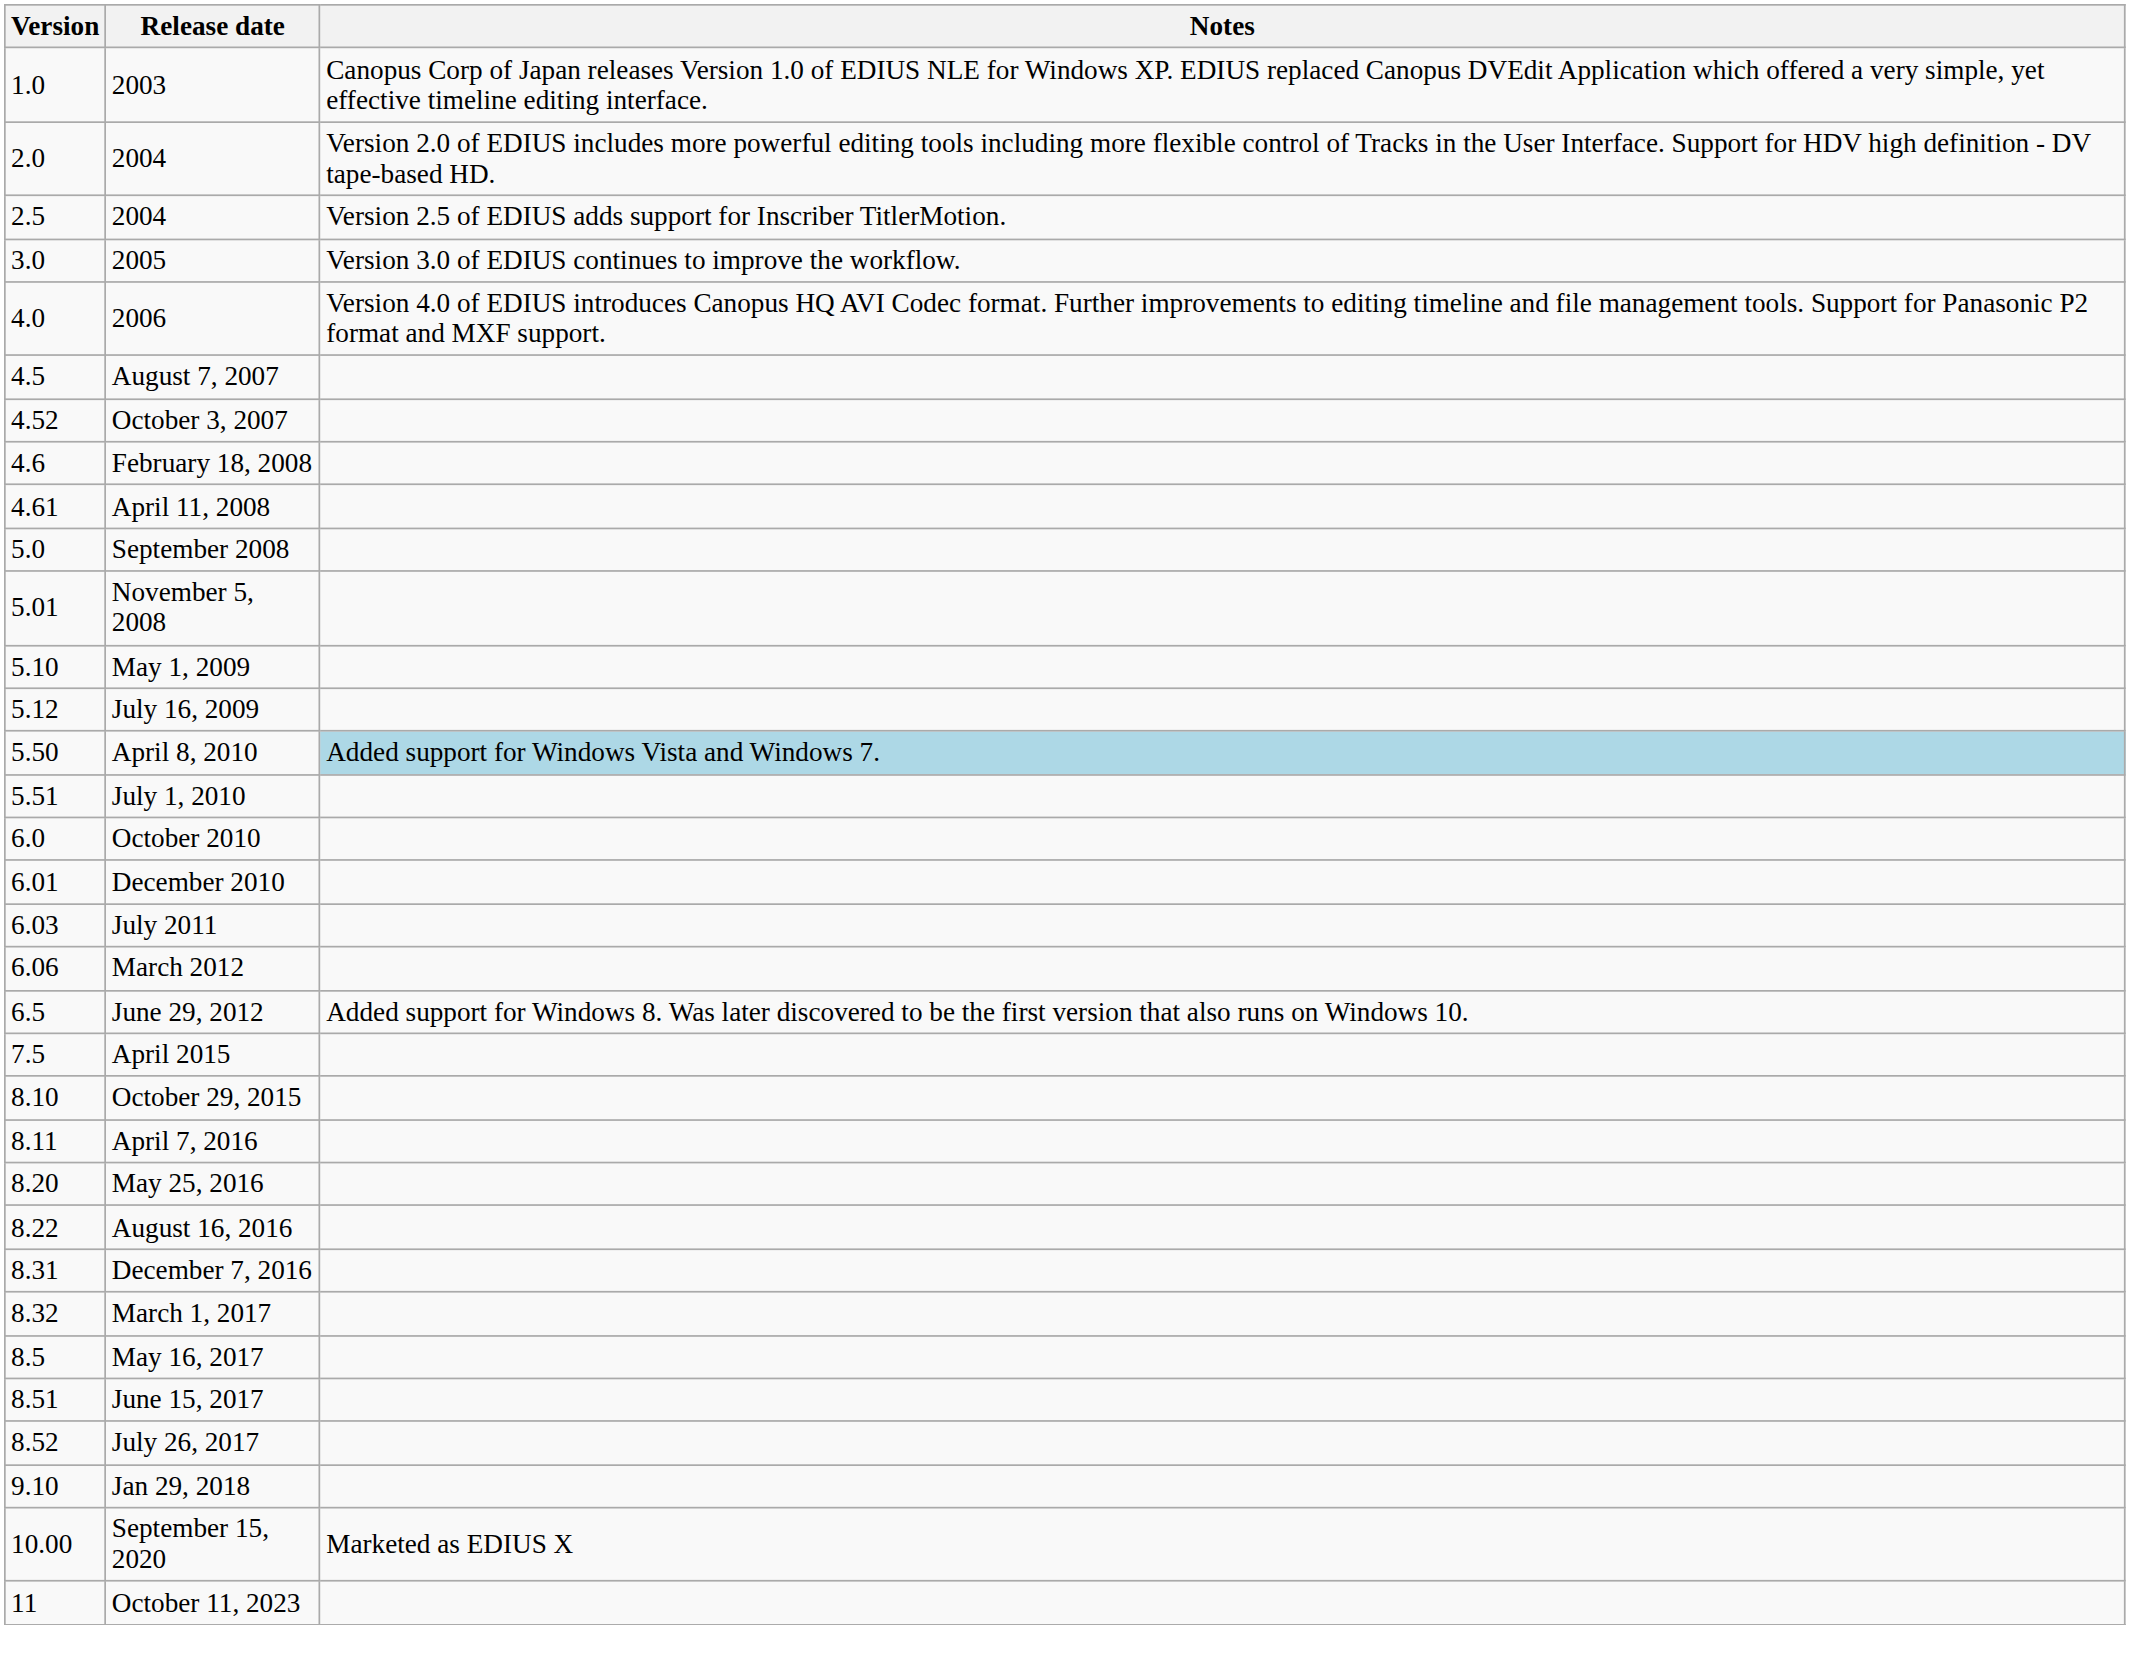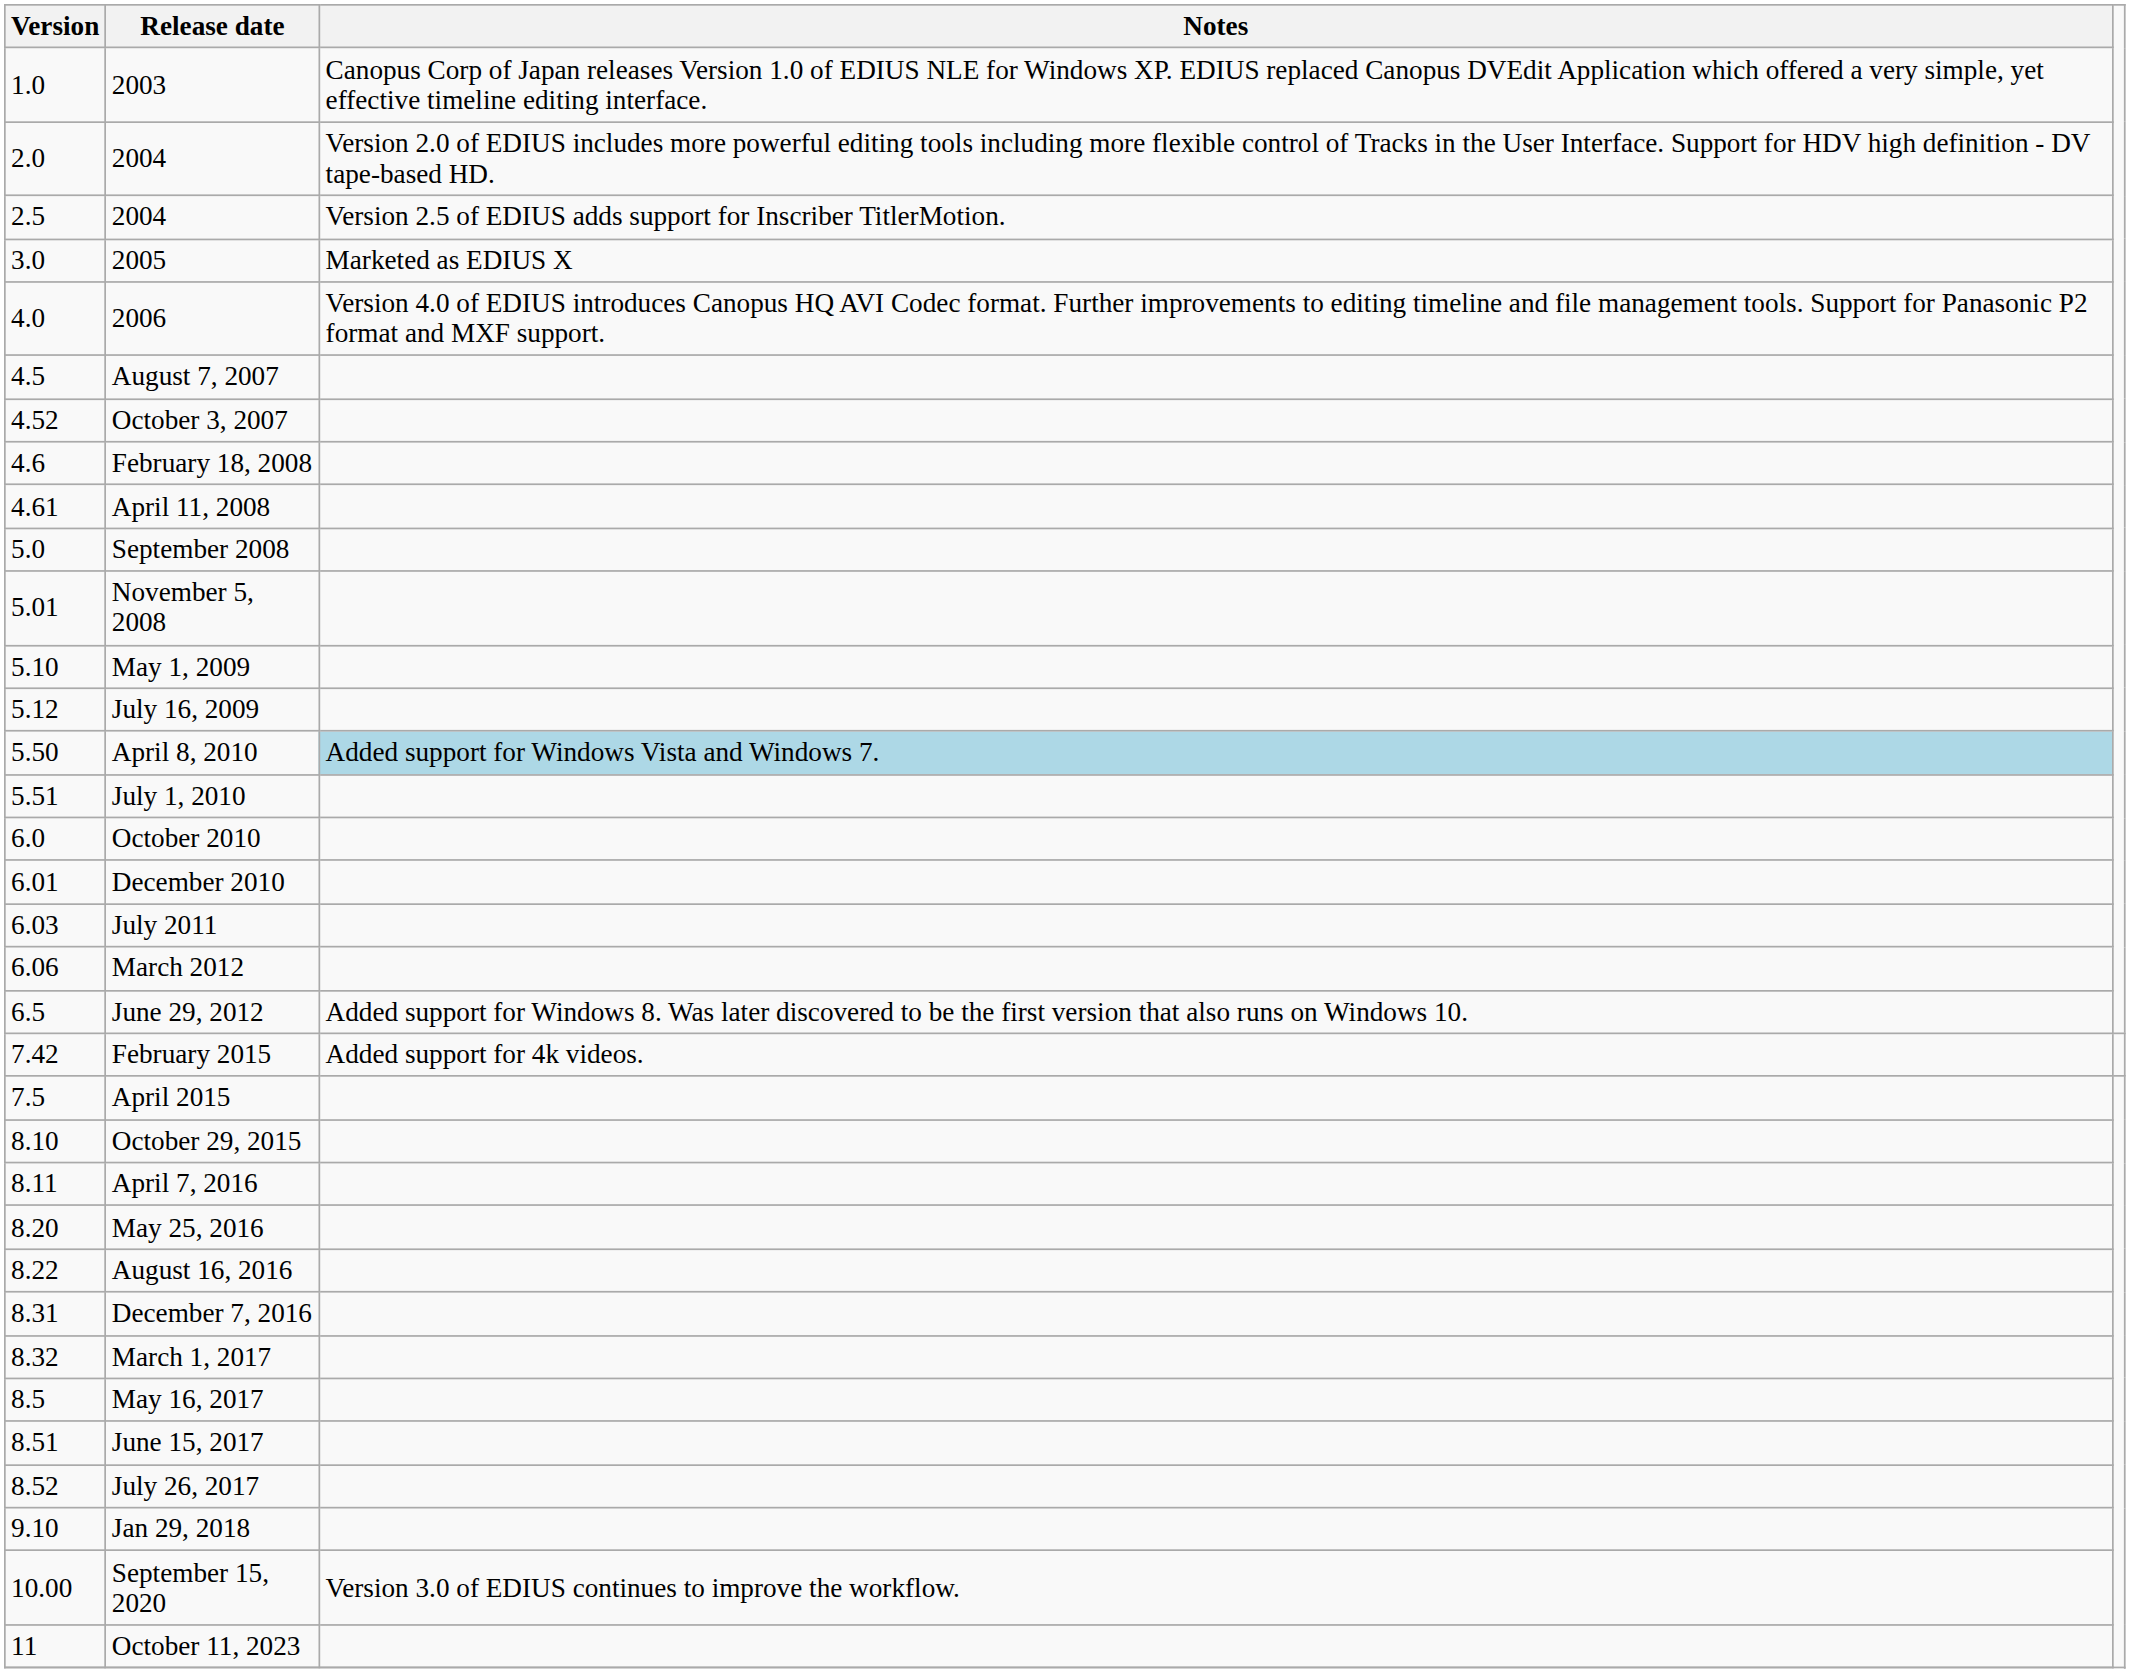(643, 259) Version 3.0 of EDIUS continues to improve the workflow. -> (449, 259) Marketed as EDIUS X
+ row: (35, 1054)
(450, 1544) Marketed as EDIUS X -> (643, 1587) Version 3.0 of EDIUS continues to improve the workflow.
